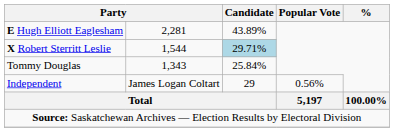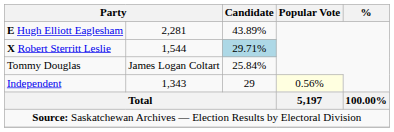(174, 65) 1,343 -> (174, 65) James Logan Coltart
(174, 83) James Logan Coltart -> (174, 83) 1,343
(310, 83) no background -> (310, 83) lightyellow background
